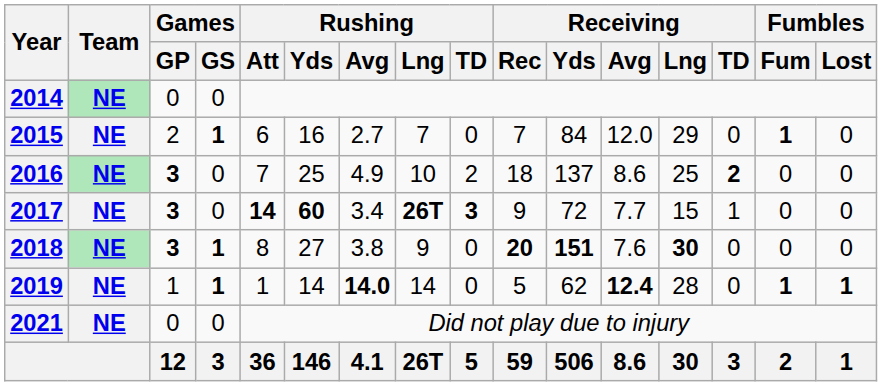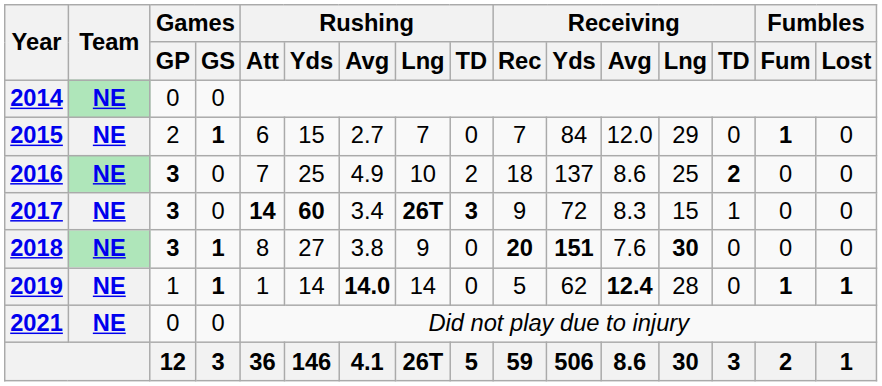(312, 135) 16 -> (312, 135) 15
(630, 211) 7.7 -> (630, 211) 8.3
